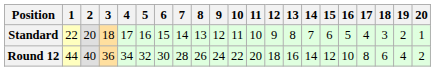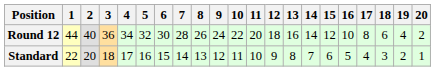rows swapped: (33, 35) <-> (33, 55)
